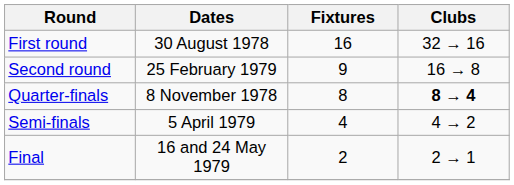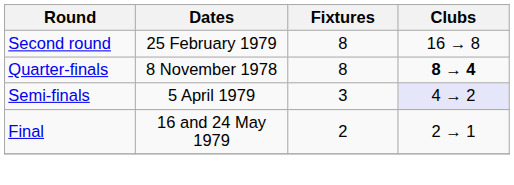- row: (48, 43)
(343, 69) 9 -> (343, 43) 8
(343, 122) 4 -> (343, 95) 3
(453, 122) no background -> (453, 95) lavender background
